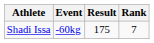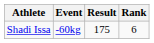(134, 30) 7 -> (134, 30) 6
